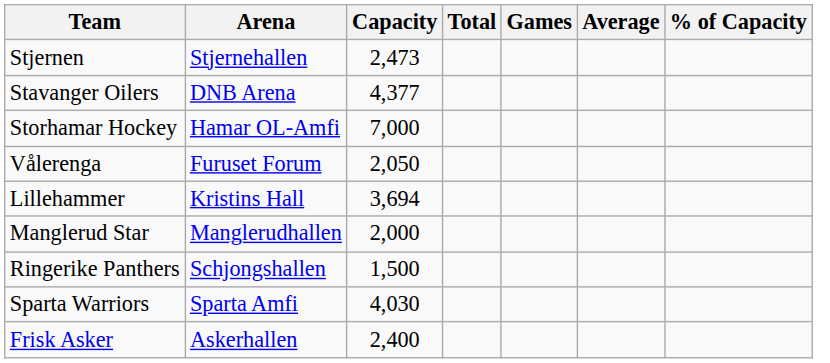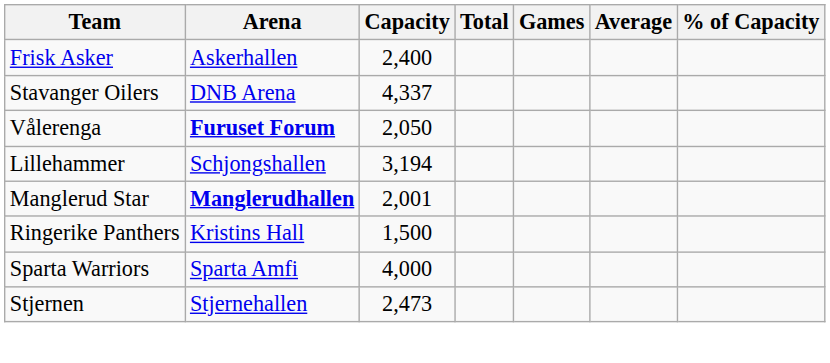rows swapped: (61, 339) <-> (47, 57)
(395, 92) 4,377 -> (407, 92) 4,337
- row: (94, 127)
(256, 163) normal -> (263, 127) bold
(247, 198) Kristins Hall -> (258, 163) Schjongshallen
(395, 198) 3,694 -> (407, 163) 3,194
(266, 233) normal -> (272, 198) bold
(395, 233) 2,000 -> (407, 198) 2,001
(258, 269) Schjongshallen -> (247, 233) Kristins Hall
(395, 304) 4,030 -> (407, 269) 4,000
